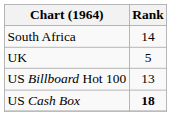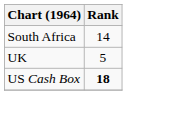- row: (67, 79)
